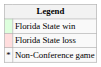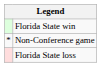rows swapped: (45, 41) <-> (55, 55)
